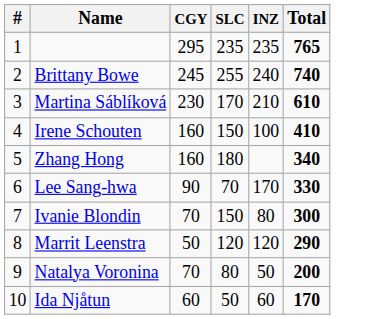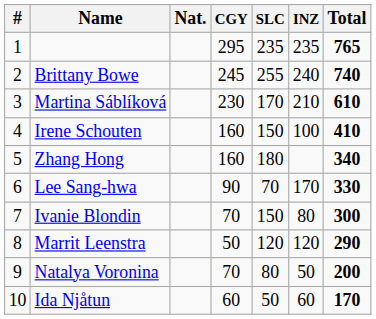+ column: (191, 18)
